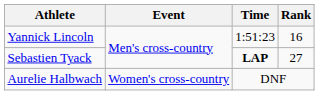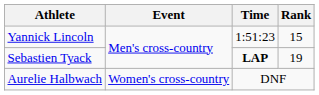(296, 36) 16 -> (296, 36) 15
(296, 58) 27 -> (296, 58) 19
